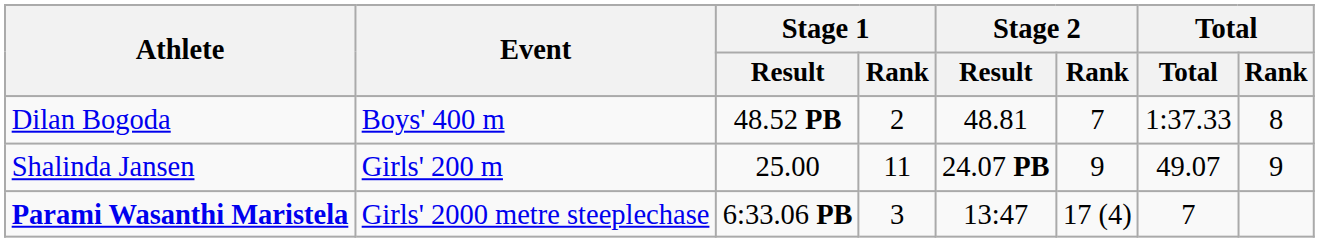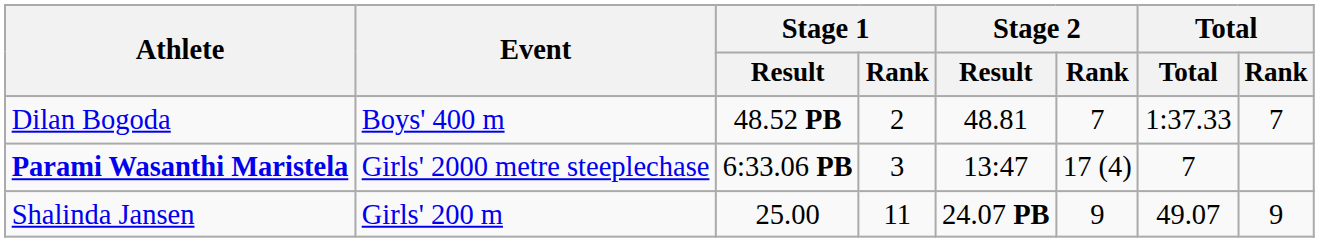(1276, 119) 8 -> (1276, 119) 7
rows swapped: (103, 166) <-> (180, 213)
